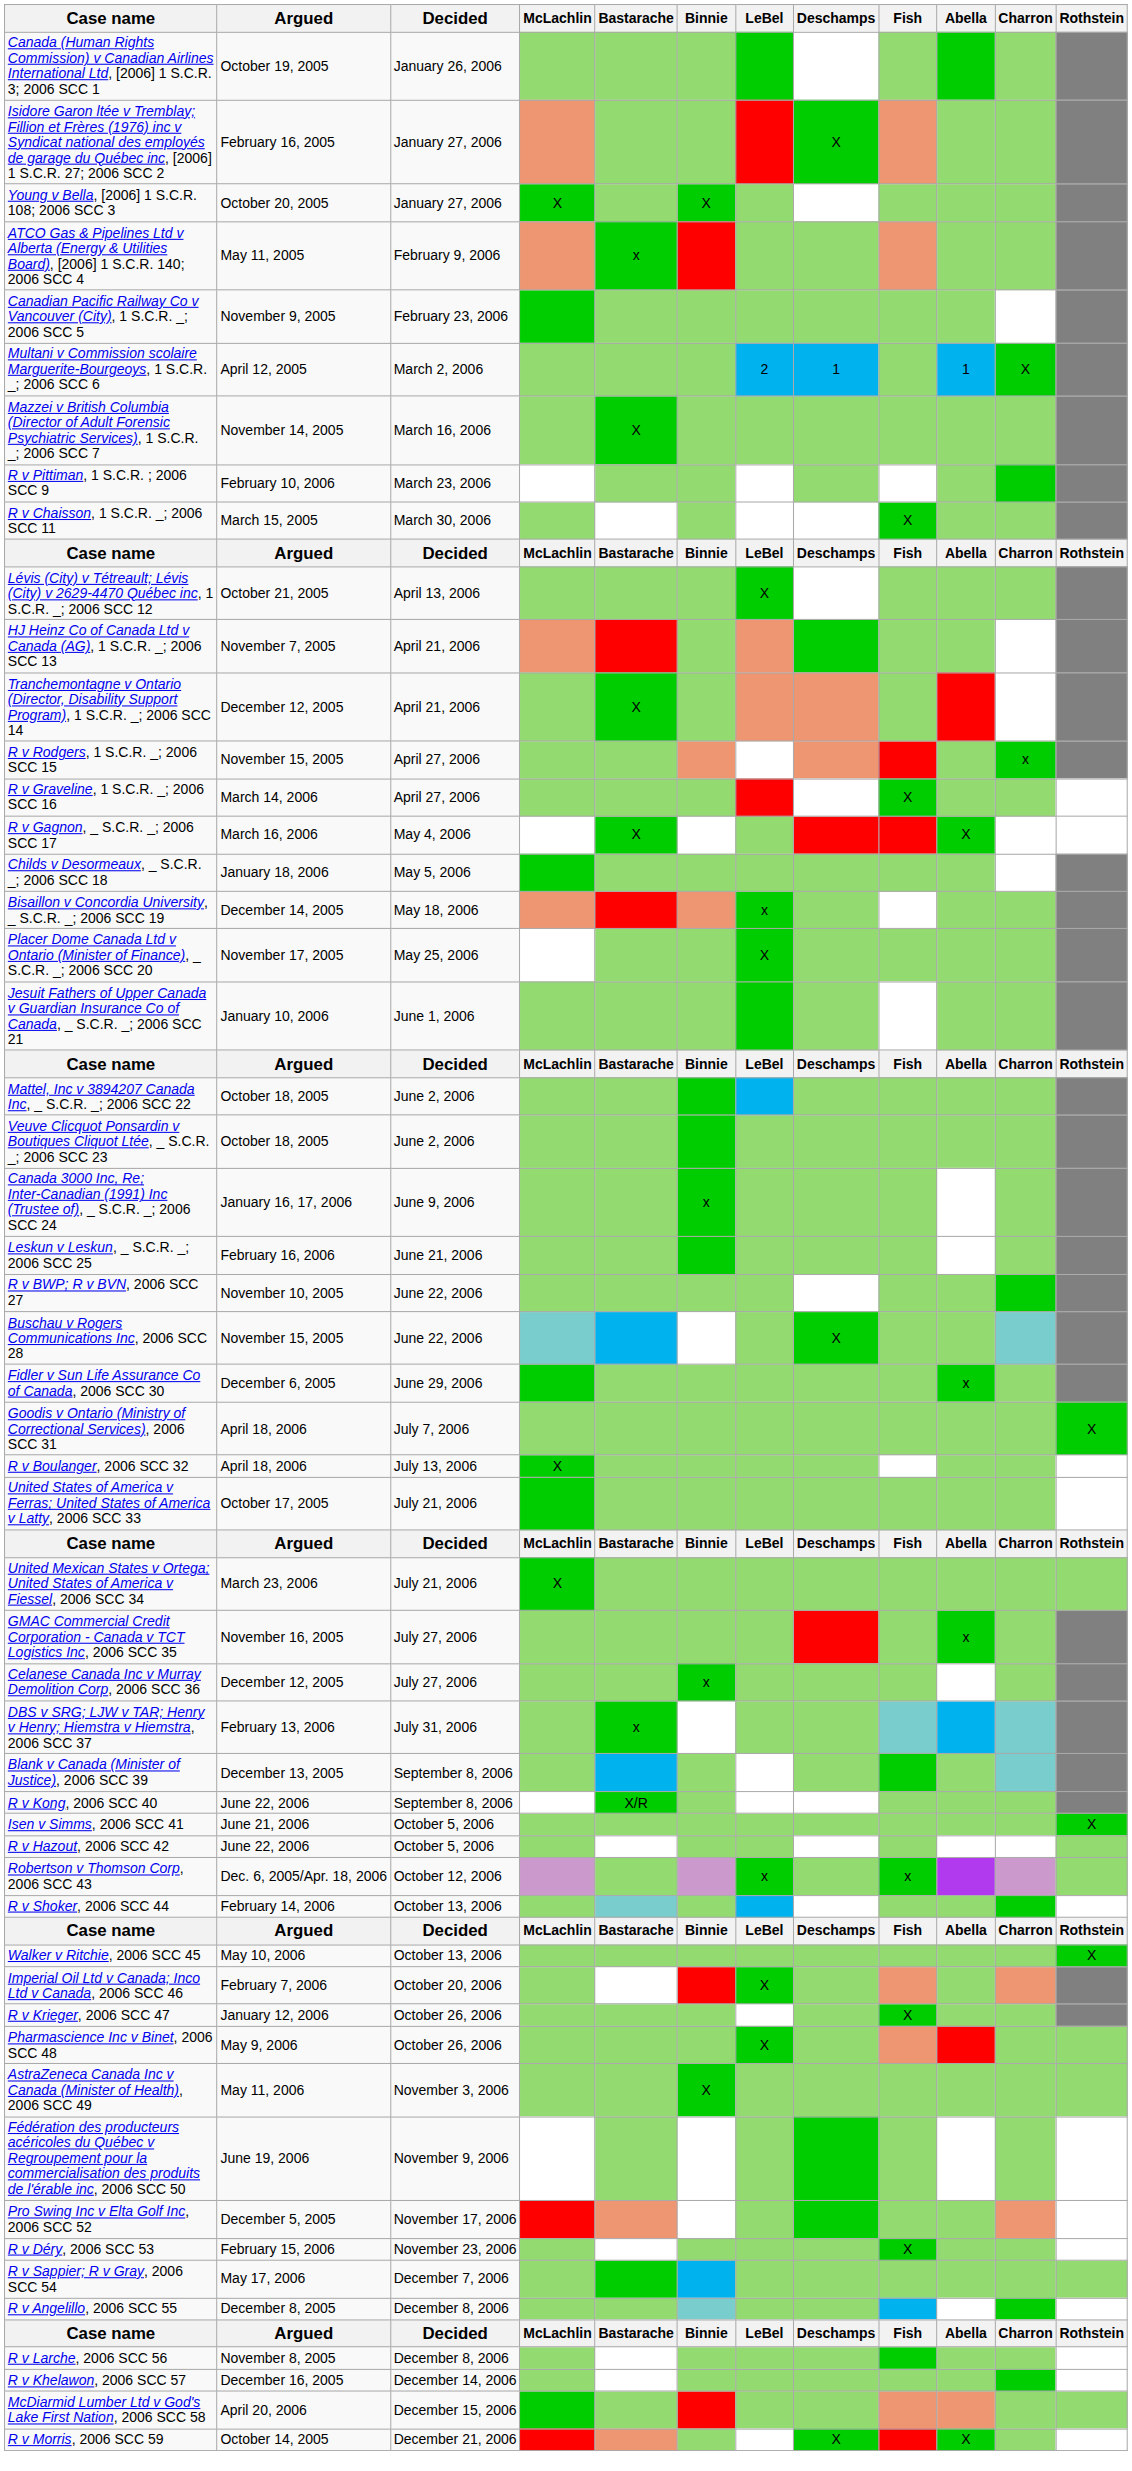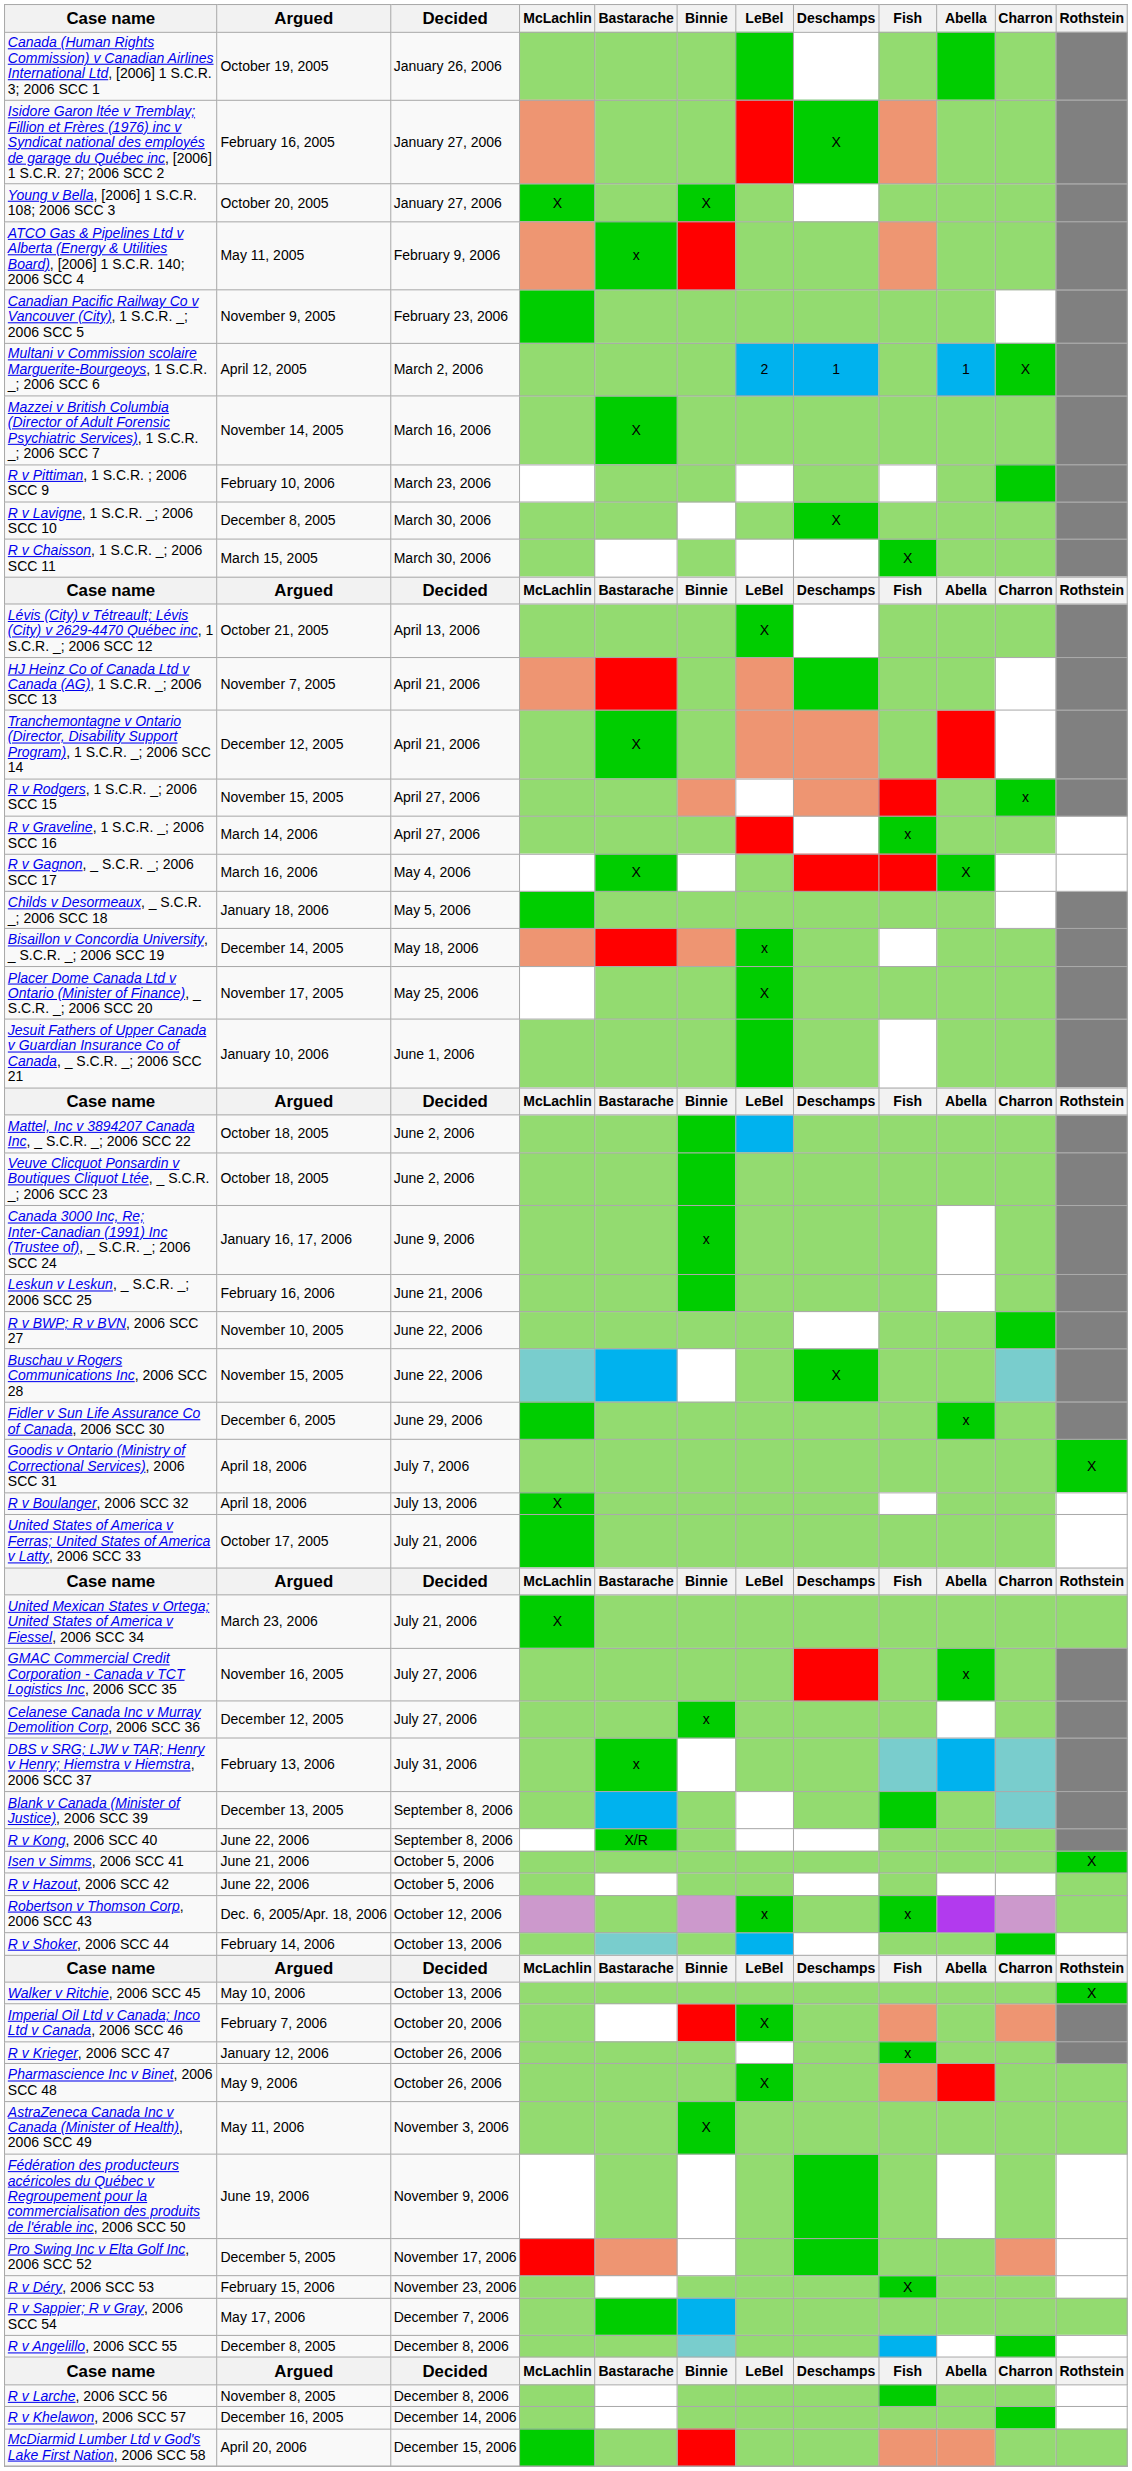+ row: (100, 520)
(908, 797) X -> (908, 835) x
(908, 2015) X -> (908, 2052) x
- row: (86, 2440)
